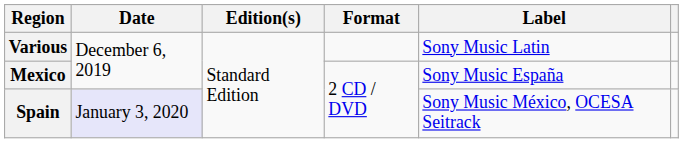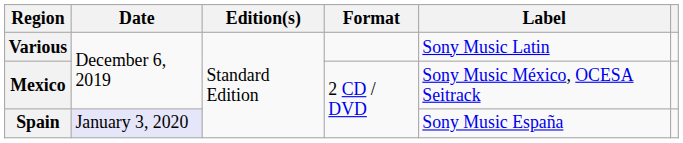(493, 74) Sony Music España -> (528, 84) Sony Music México, OCESA Seitrack
(528, 113) Sony Music México, OCESA Seitrack -> (493, 123) Sony Music España
